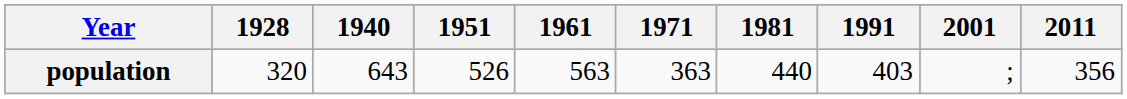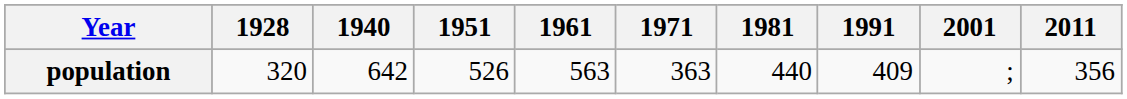(388, 71) 643 -> (388, 71) 642
(893, 71) 403 -> (893, 71) 409
